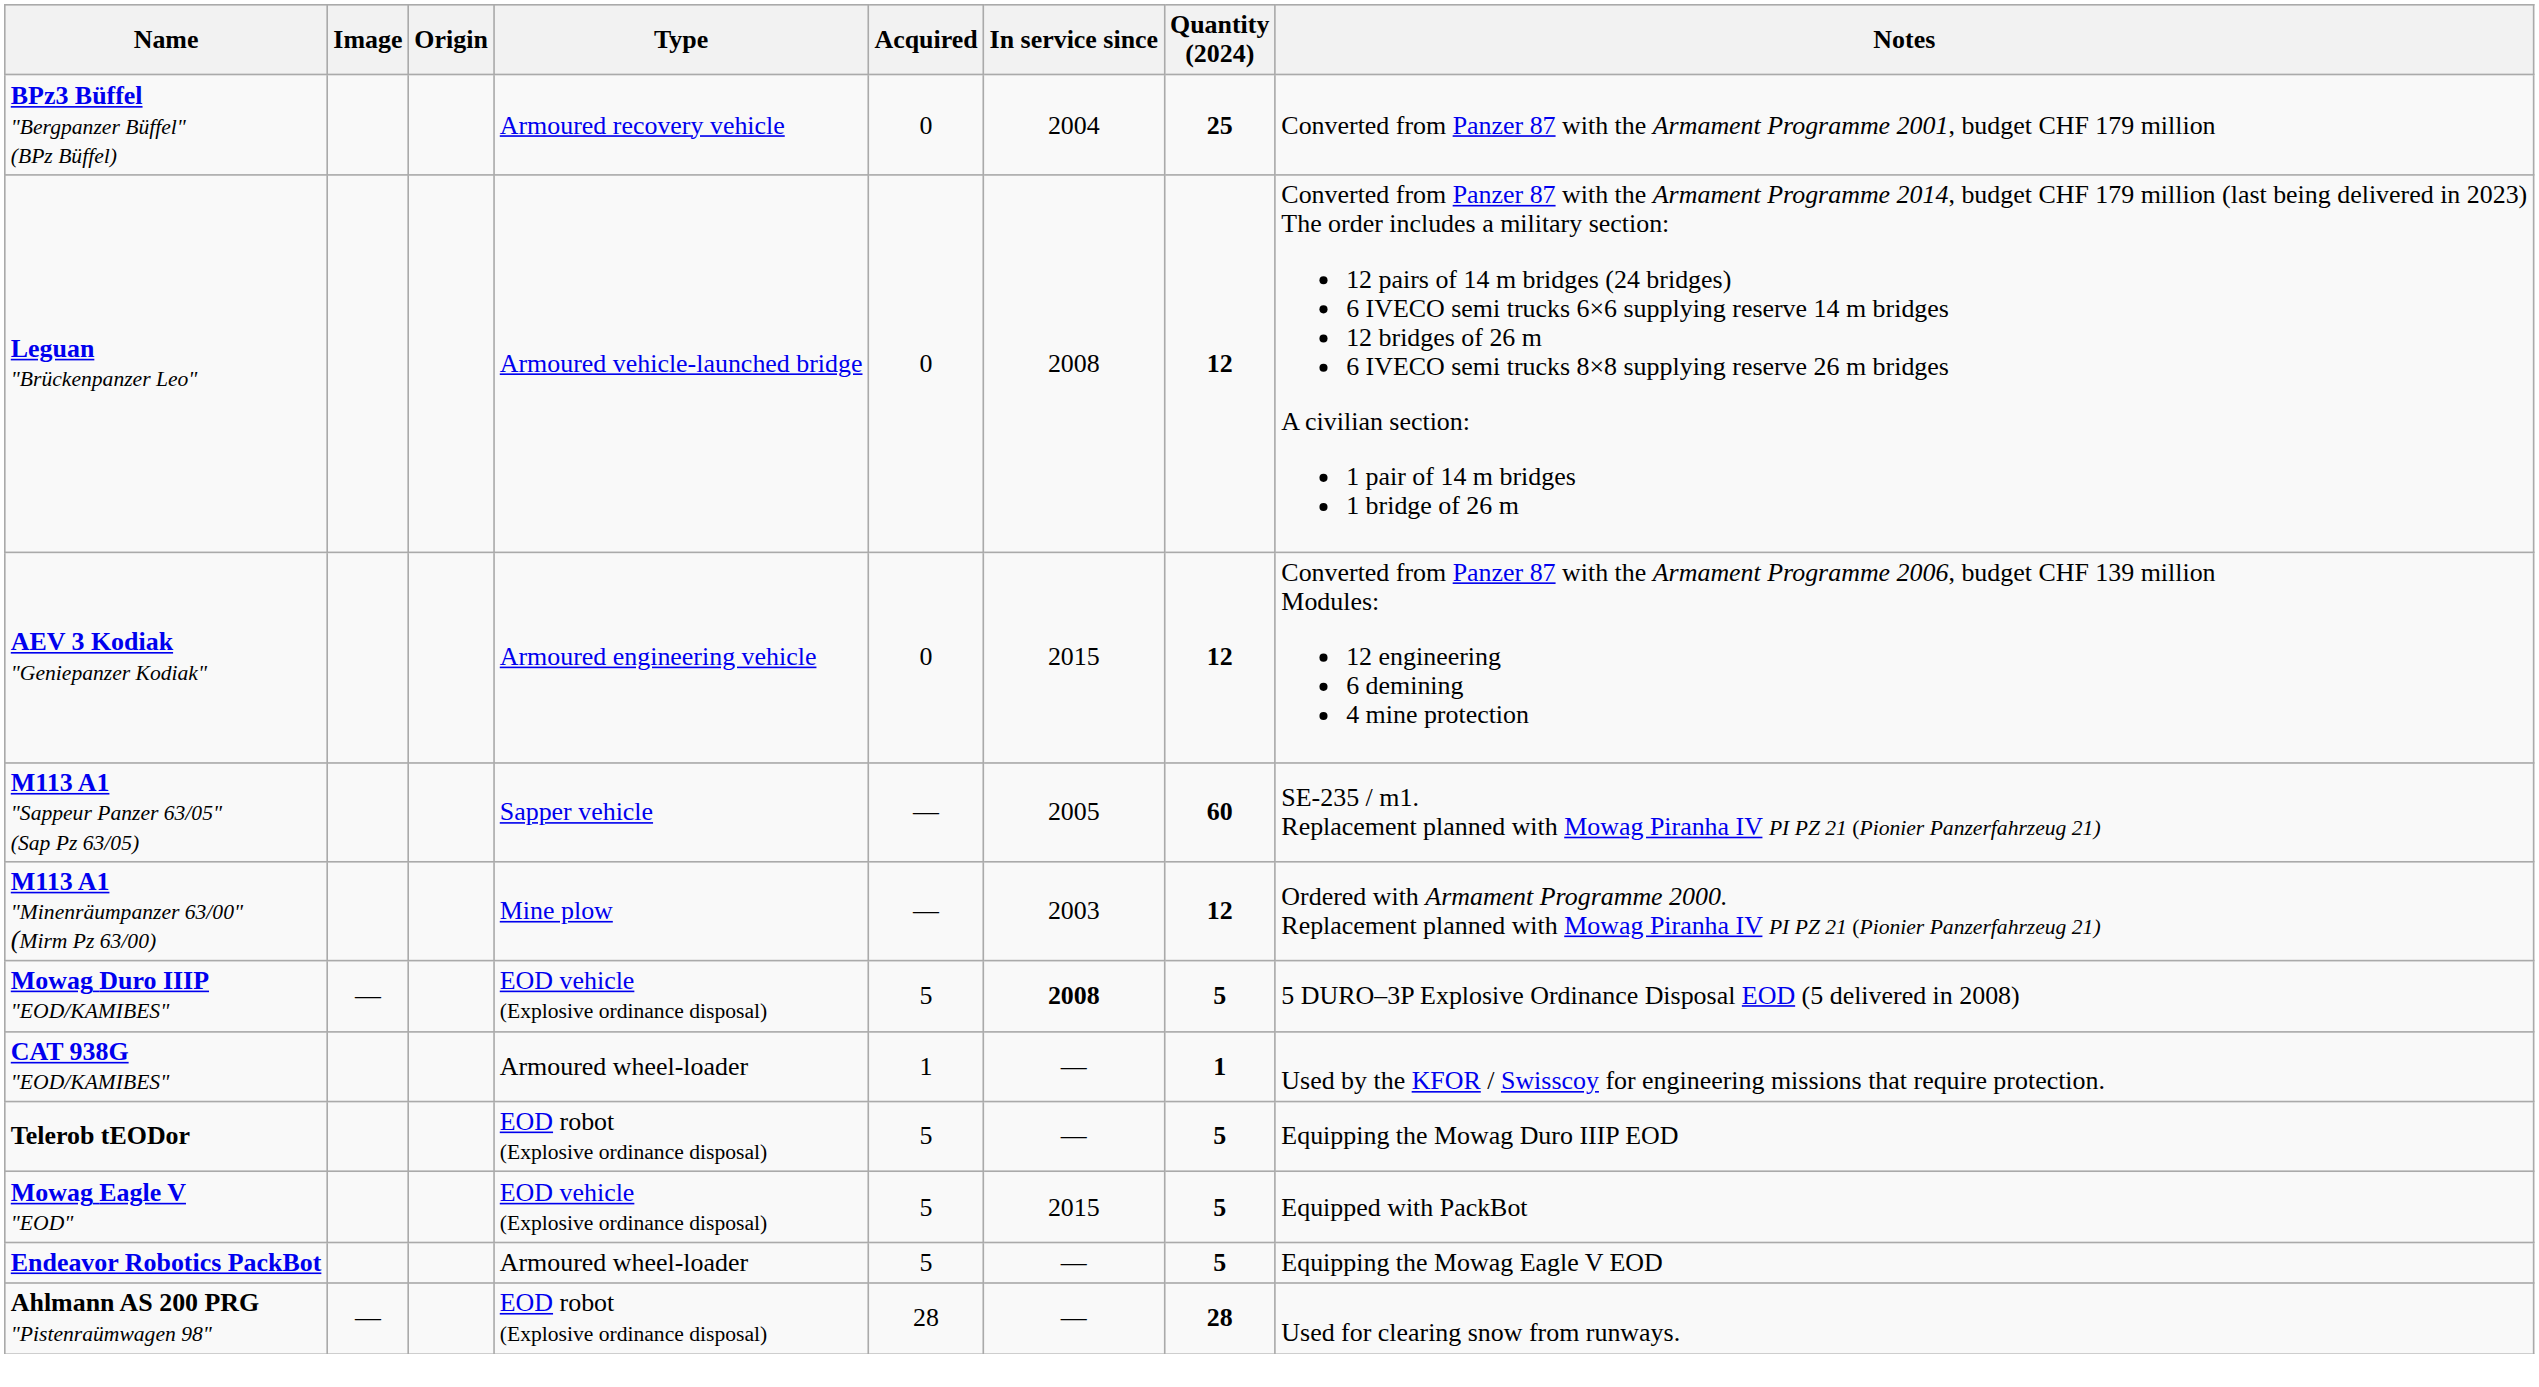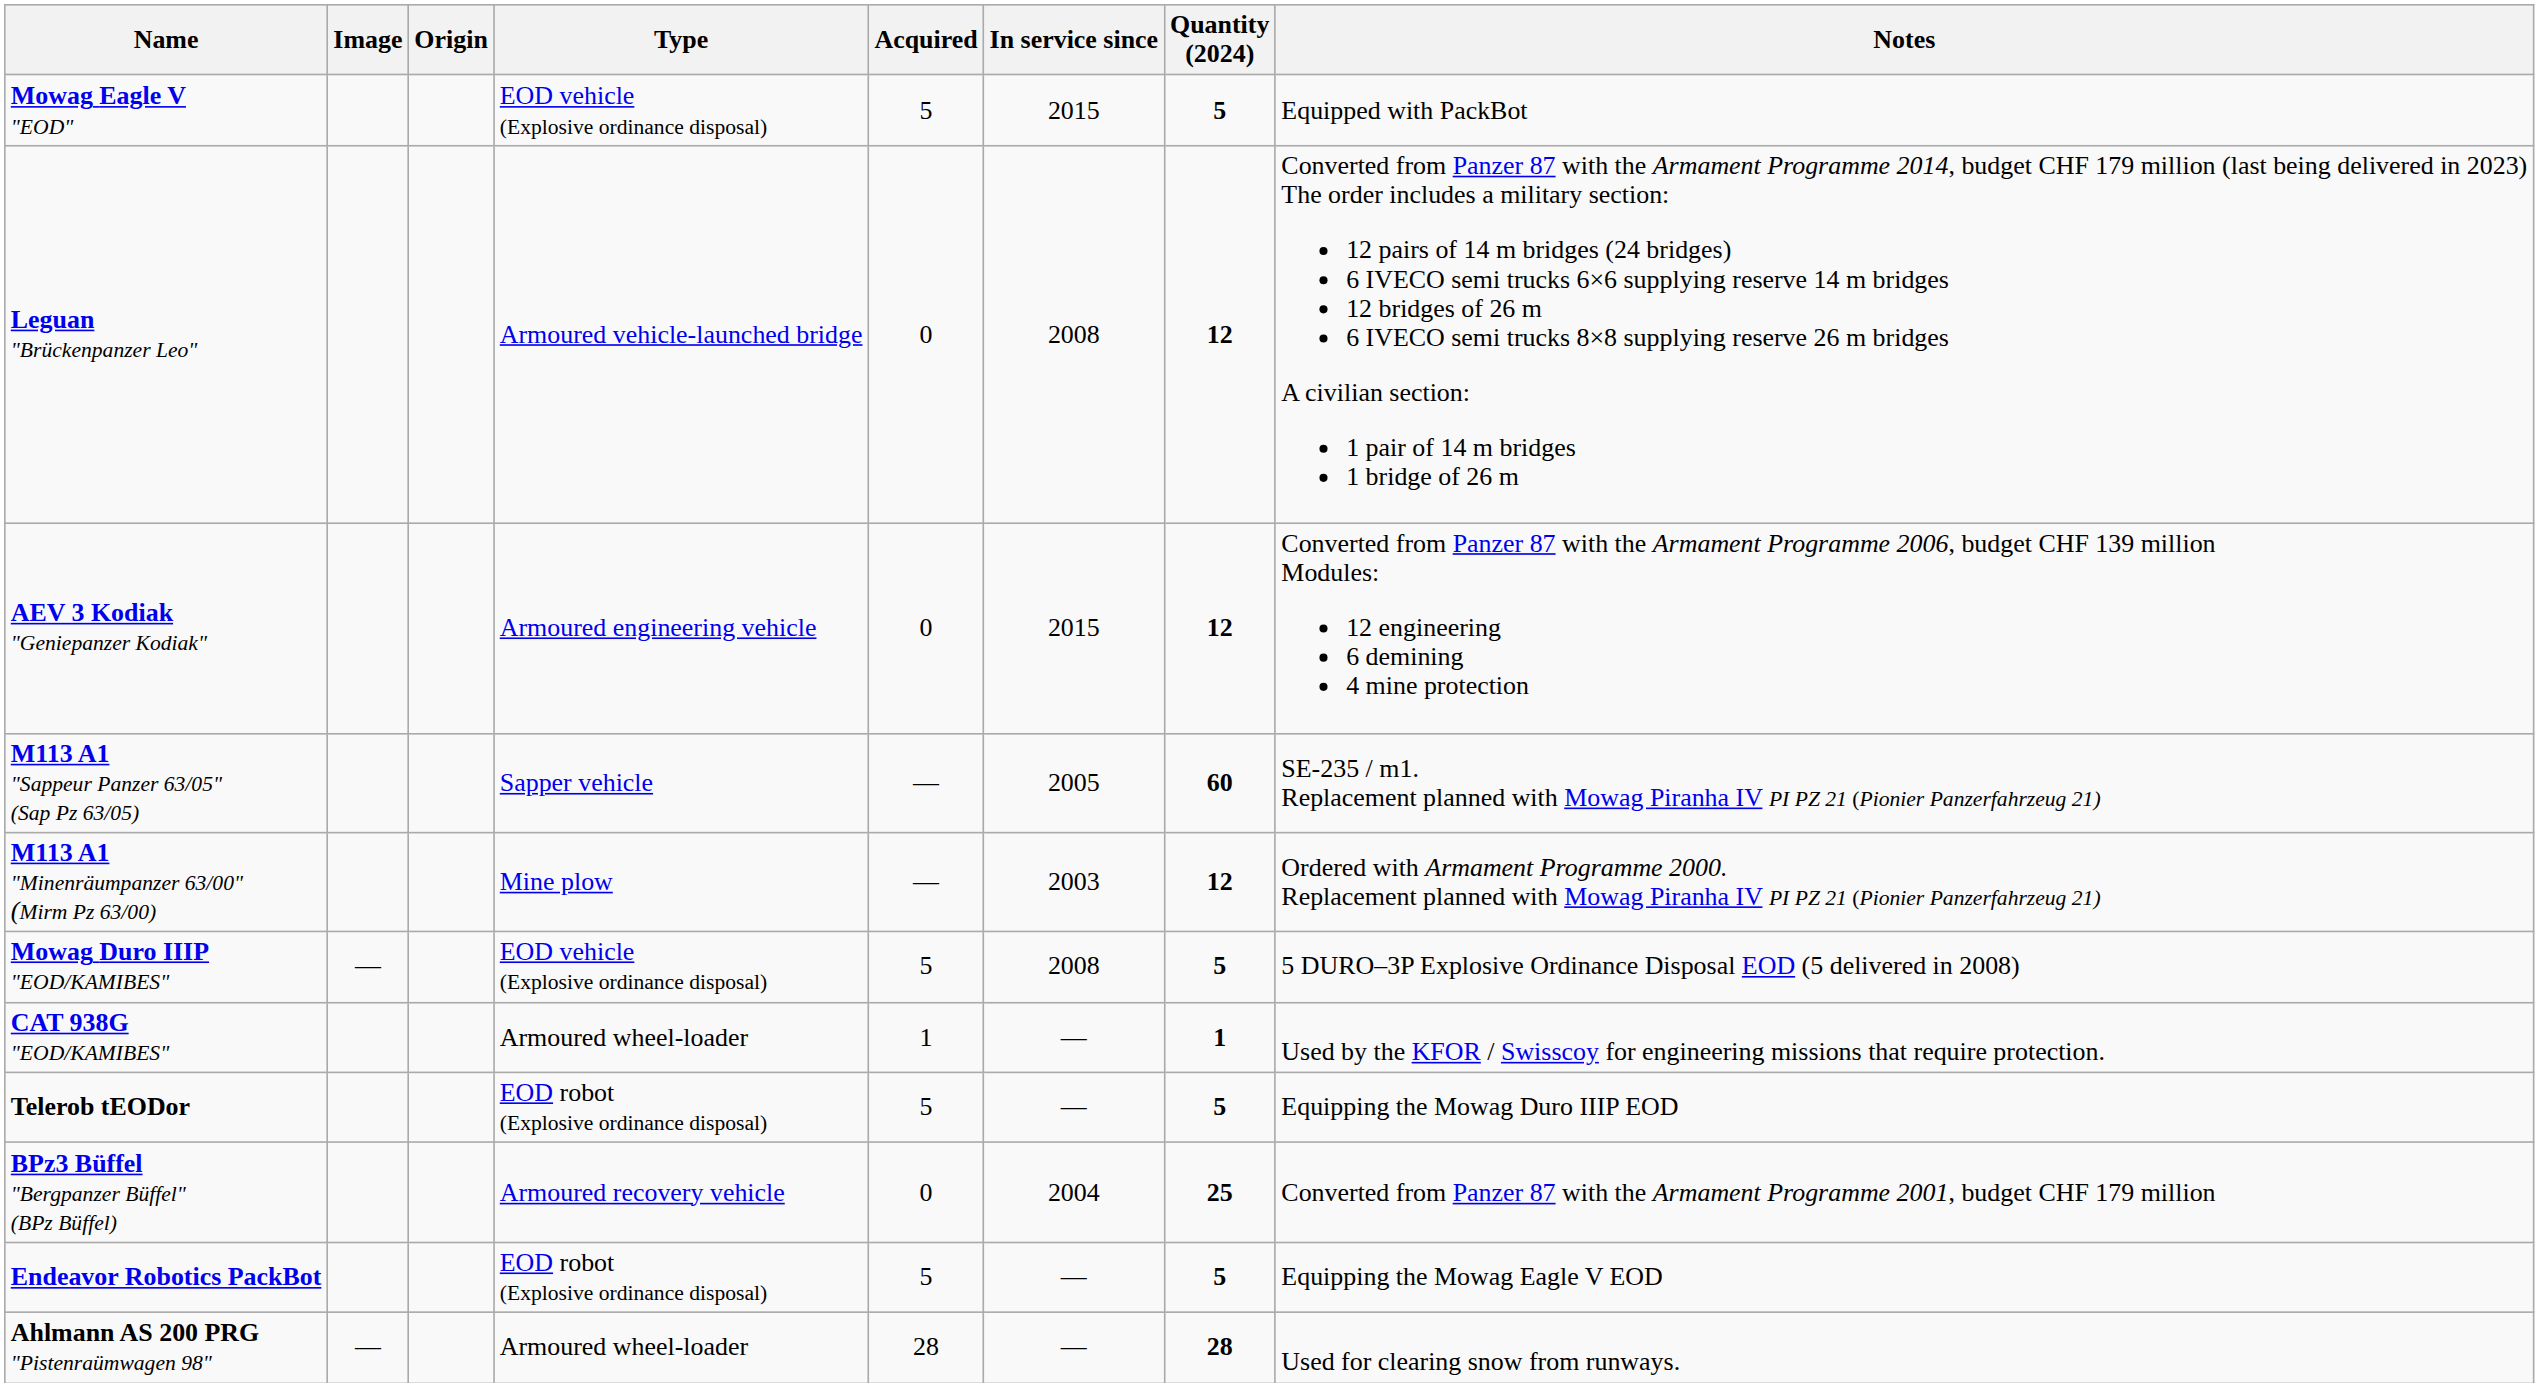rows swapped: (98, 124) <-> (98, 1206)
(1074, 995) bold -> (1074, 966) normal
(624, 1262) Armoured wheel-loader -> (633, 1276) EOD robot (Explosive ordinance disposal)
(633, 1318) EOD robot (Explosive ordinance disposal) -> (624, 1347) Armoured wheel-loader
